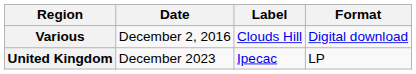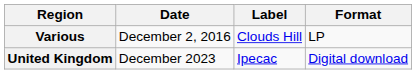(358, 36) Digital download -> (317, 36) LP
(317, 58) LP -> (358, 58) Digital download
